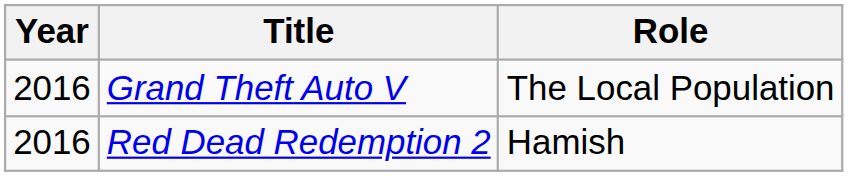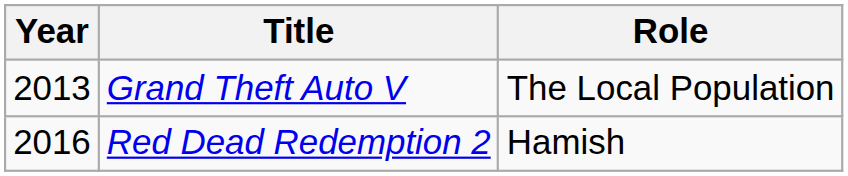(52, 87) 2016 -> (52, 87) 2013
